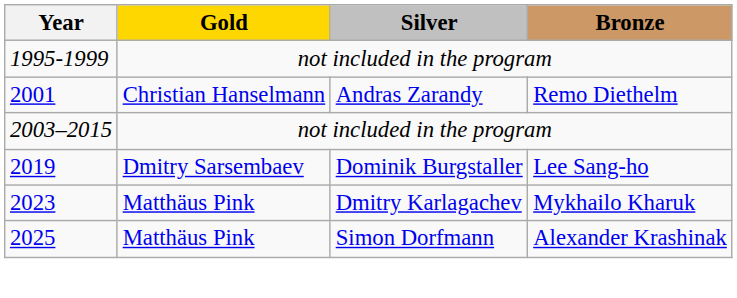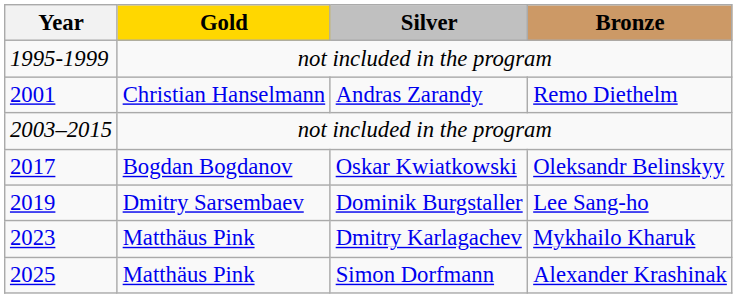+ row: (33, 166)
